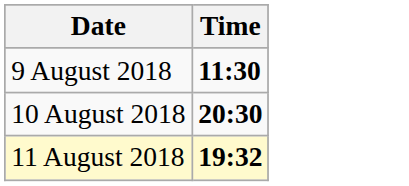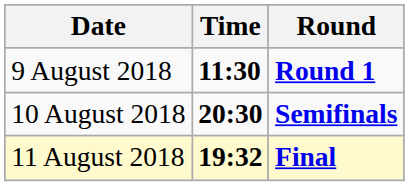+ column: (336, 26)
